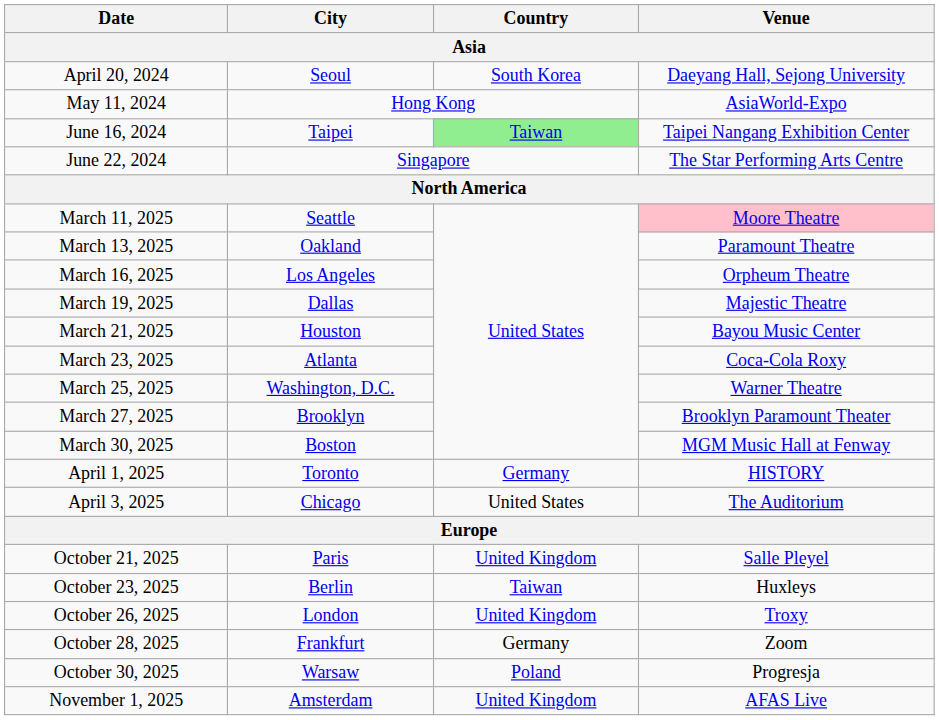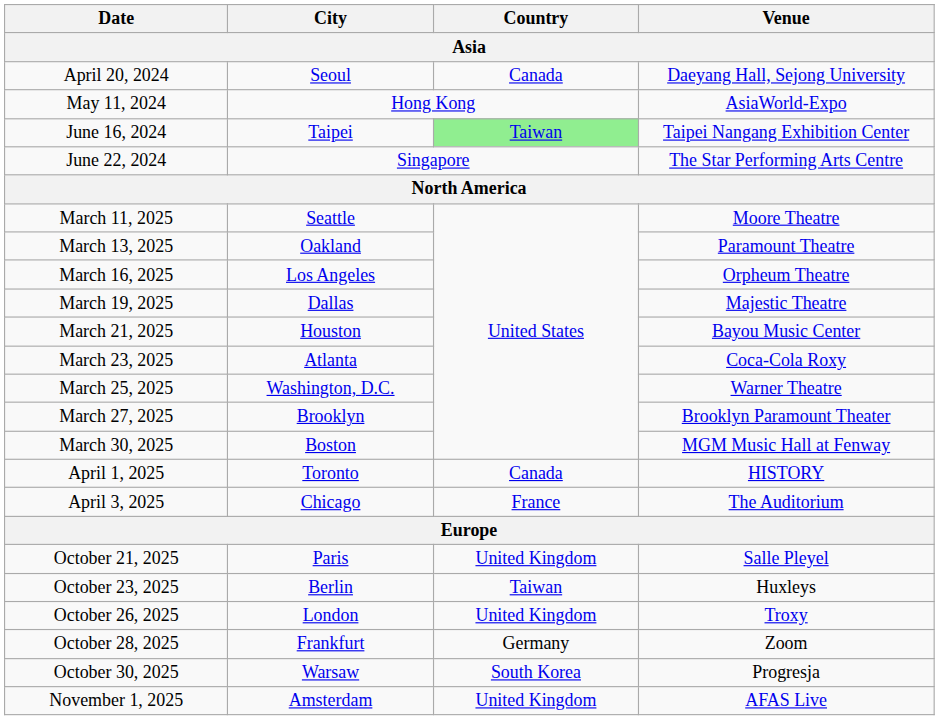(536, 75) South Korea -> (536, 75) Canada
(786, 217) pink background -> (786, 217) no background
(536, 473) Germany -> (536, 473) Canada
(536, 501) United States -> (536, 501) France
(536, 672) Poland -> (536, 672) South Korea
